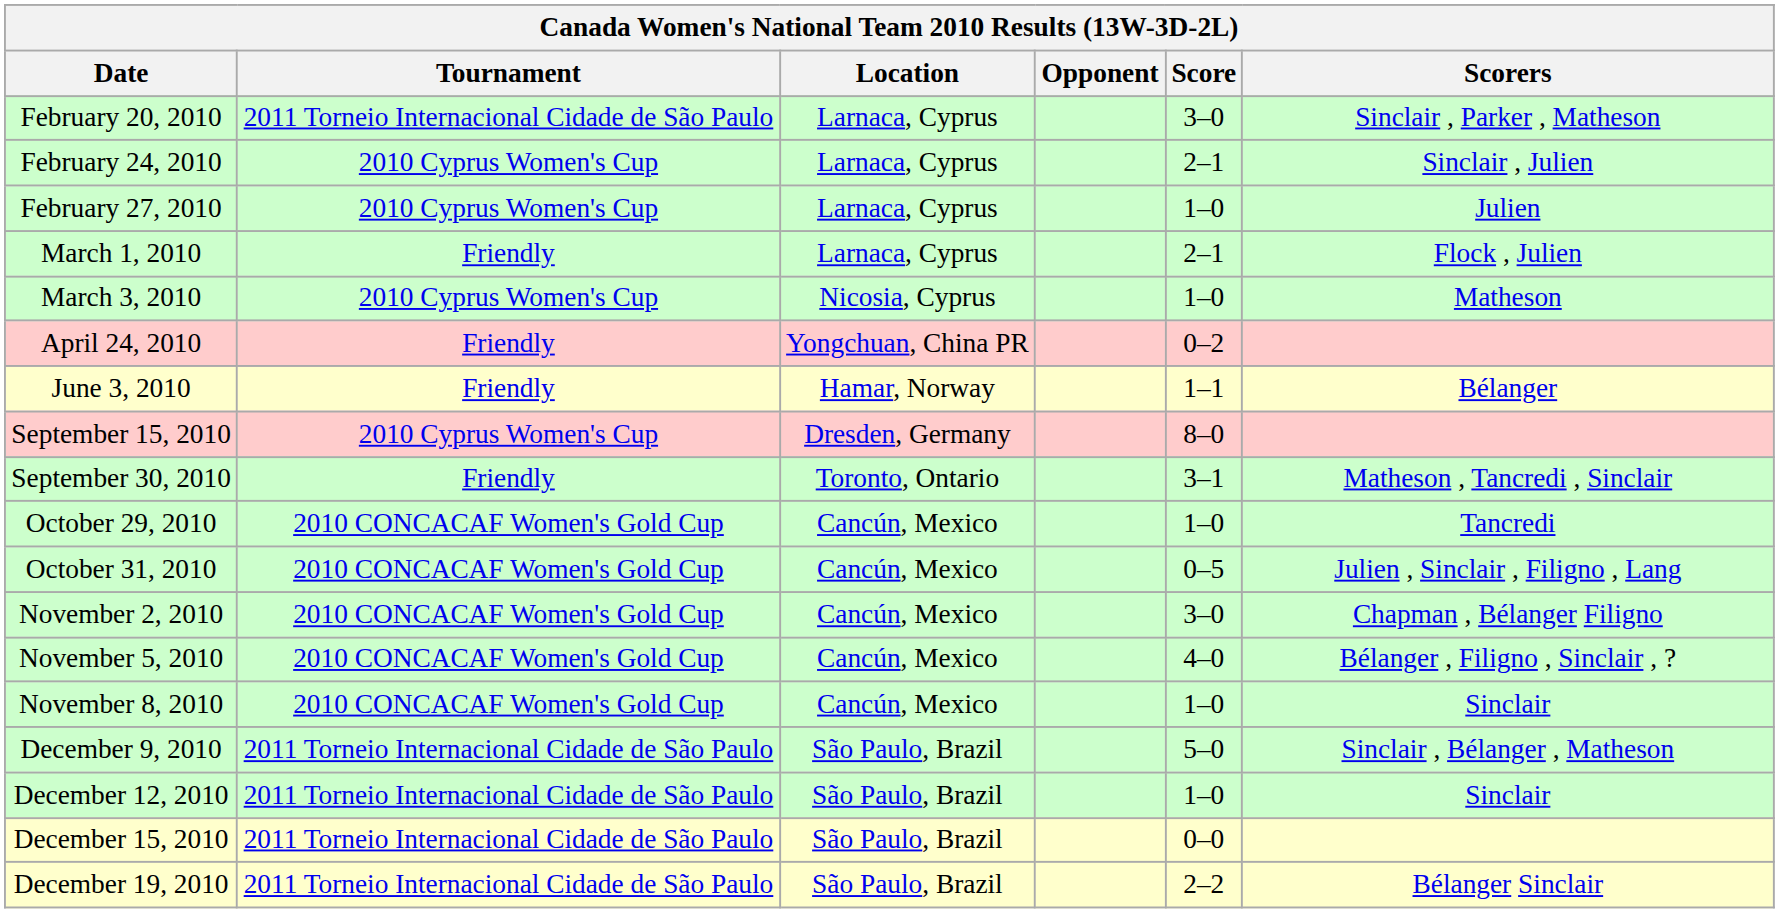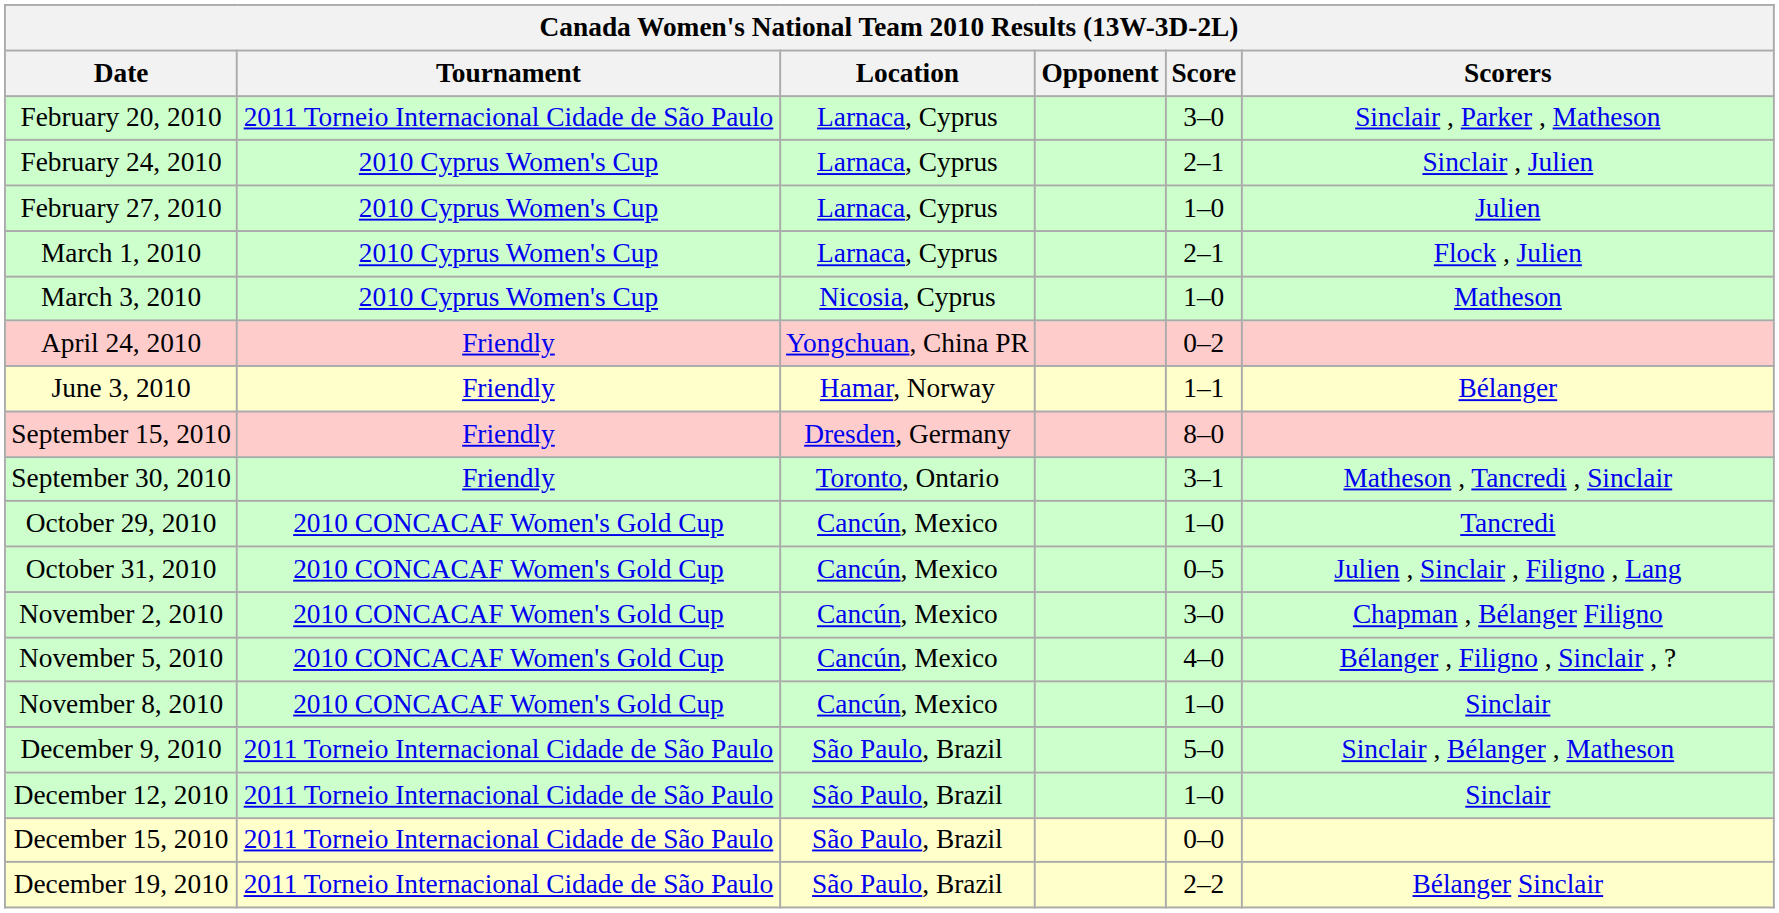(508, 253) Friendly -> (508, 253) 2010 Cyprus Women's Cup
(508, 433) 2010 Cyprus Women's Cup -> (508, 433) Friendly
